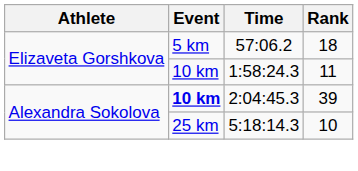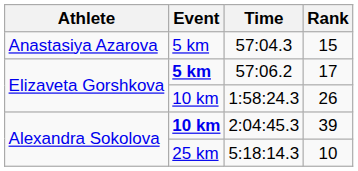+ row: (264, 45)
(191, 45) normal -> (192, 72) bold
(328, 45) 18 -> (328, 72) 17
(328, 72) 11 -> (328, 99) 26
